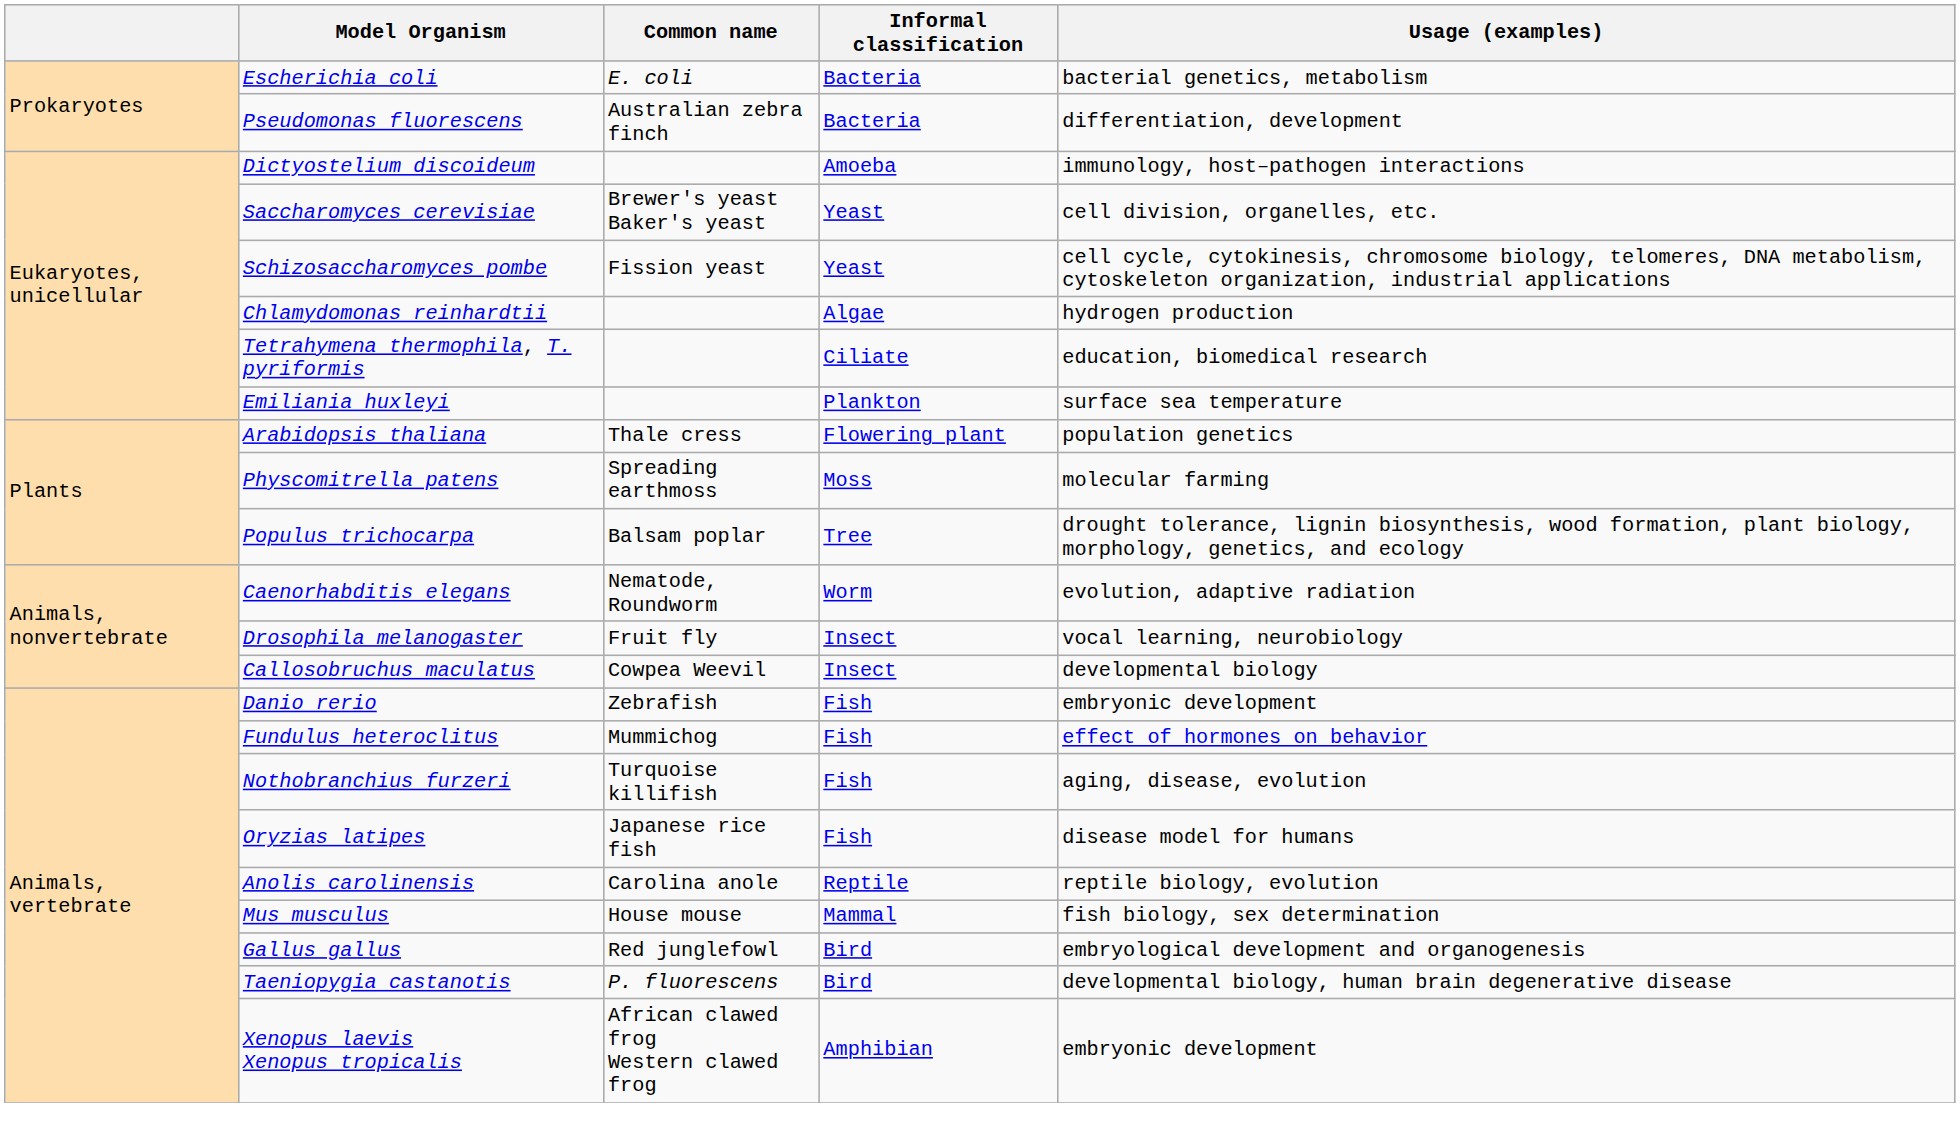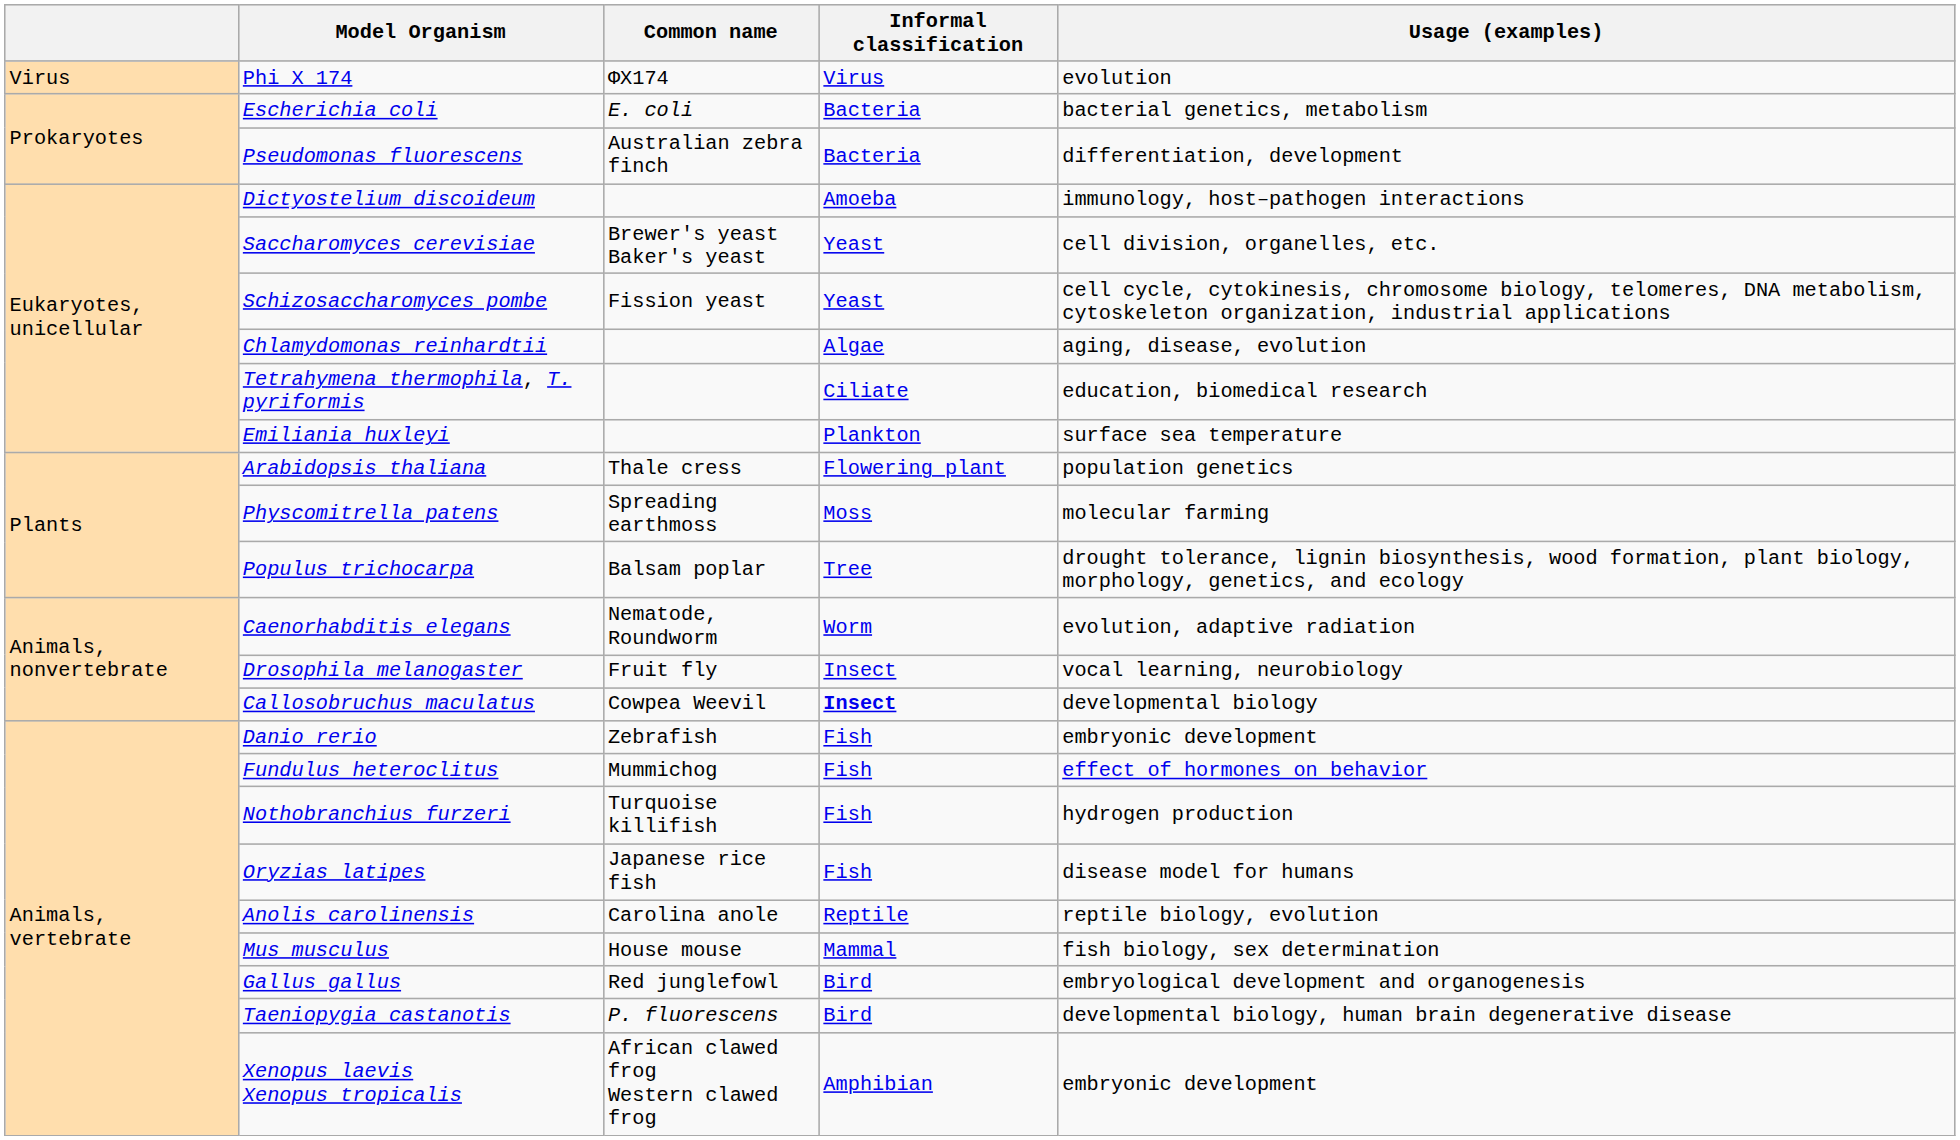+ row: (298, 78)
(1178, 313) hydrogen production -> (1214, 346) aging, disease, evolution
(860, 671) normal -> (860, 704) bold
(1214, 782) aging, disease, evolution -> (1178, 815) hydrogen production
